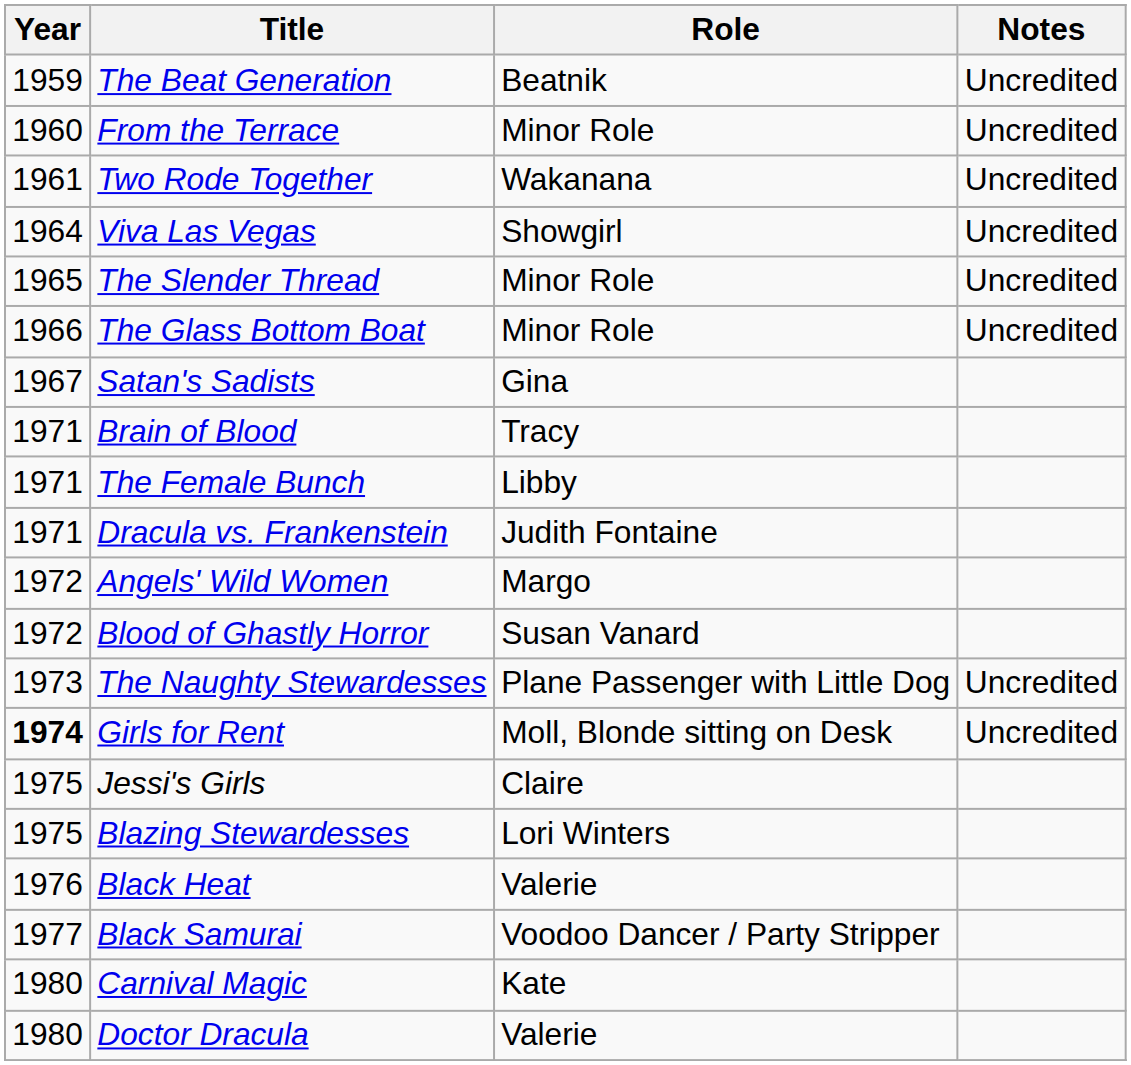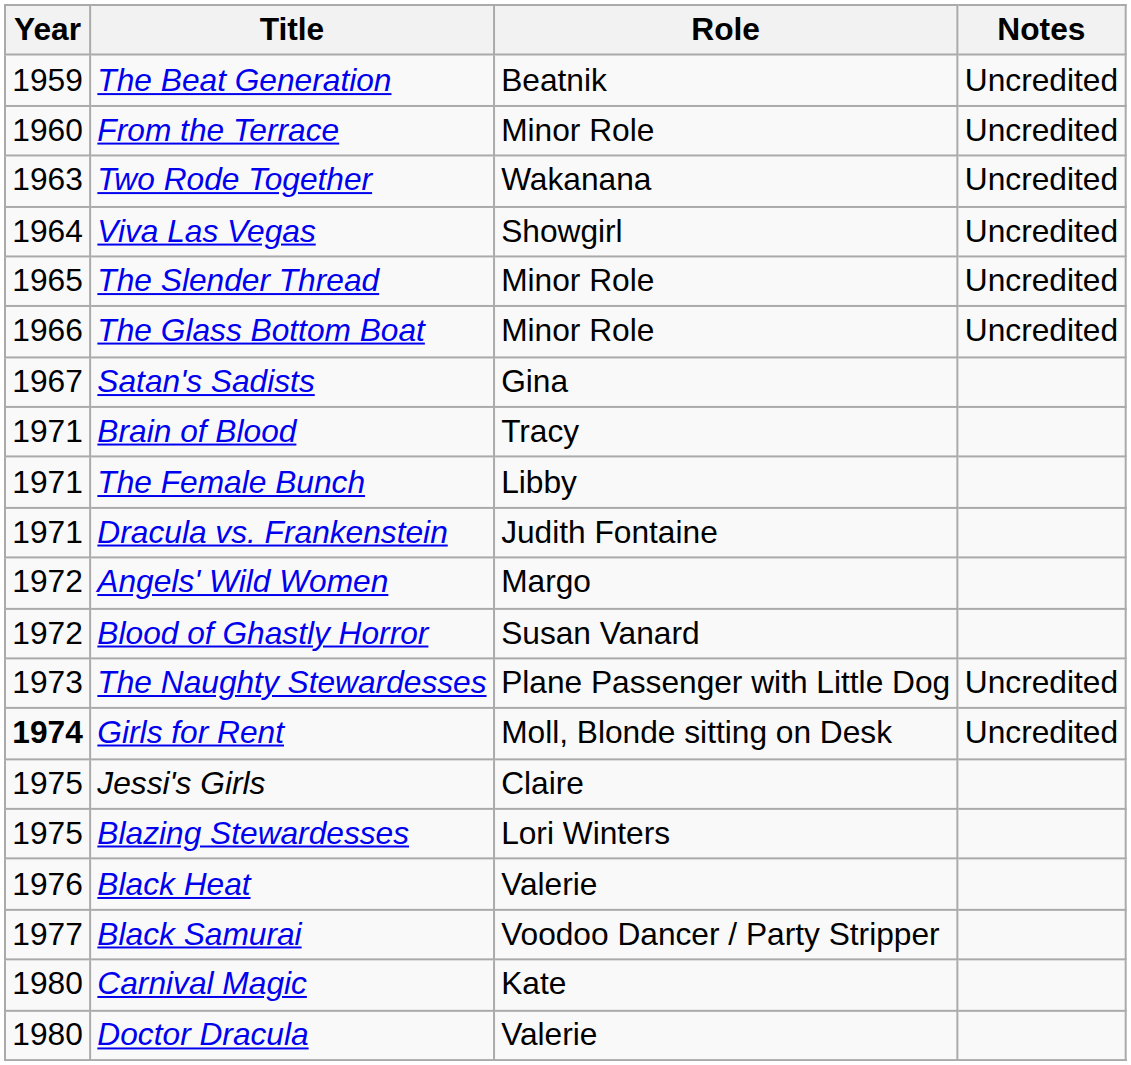(48, 180) 1961 -> (48, 180) 1963
